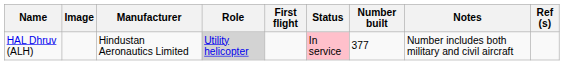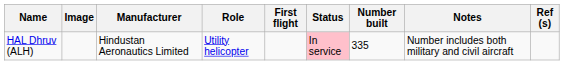(226, 46) lightgrey background -> (226, 46) no background
(360, 46) 377 -> (360, 46) 335
